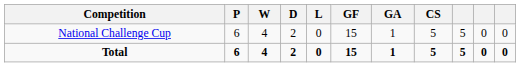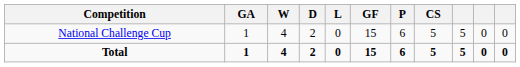columns swapped: (237, 14) <-> (393, 14)
